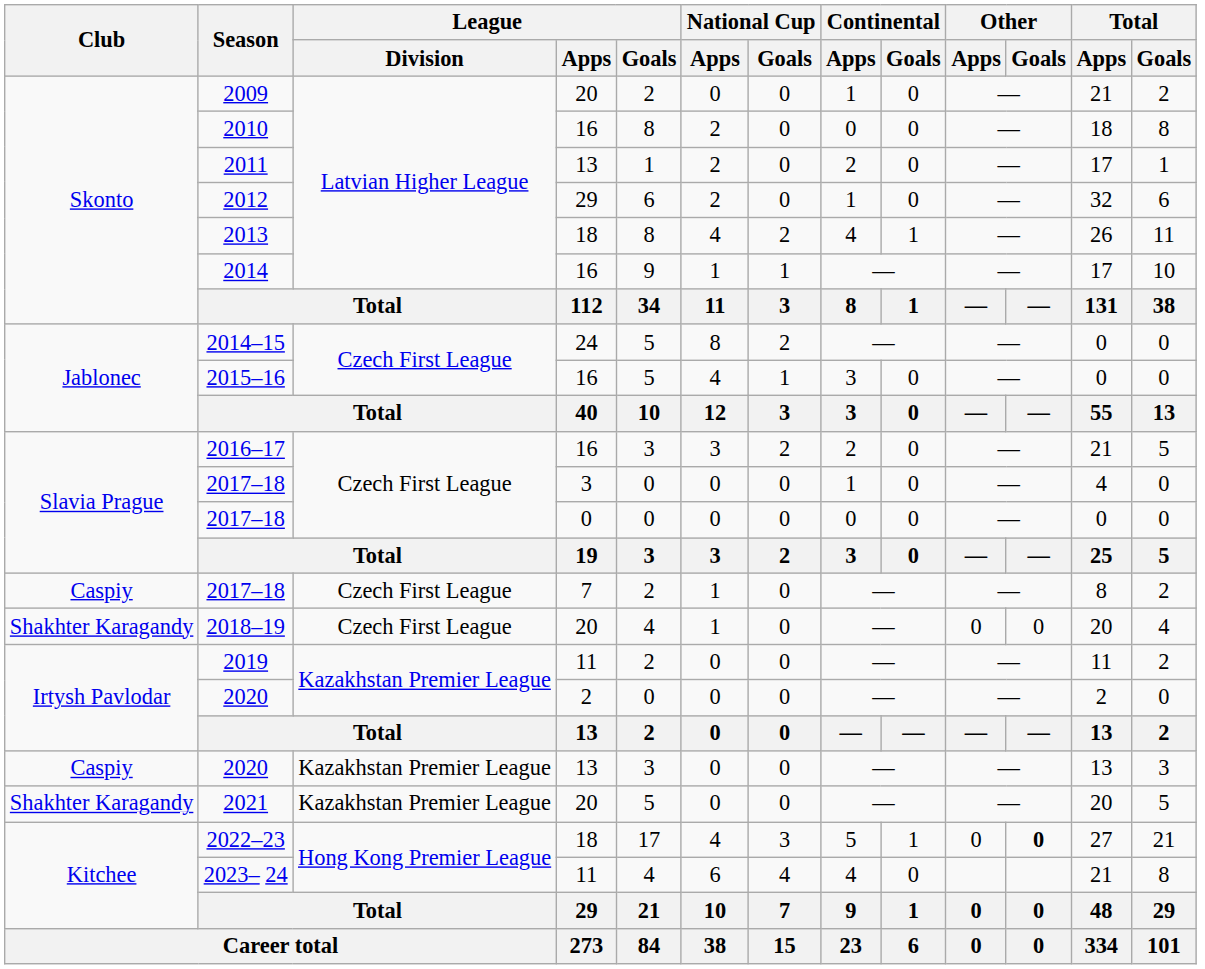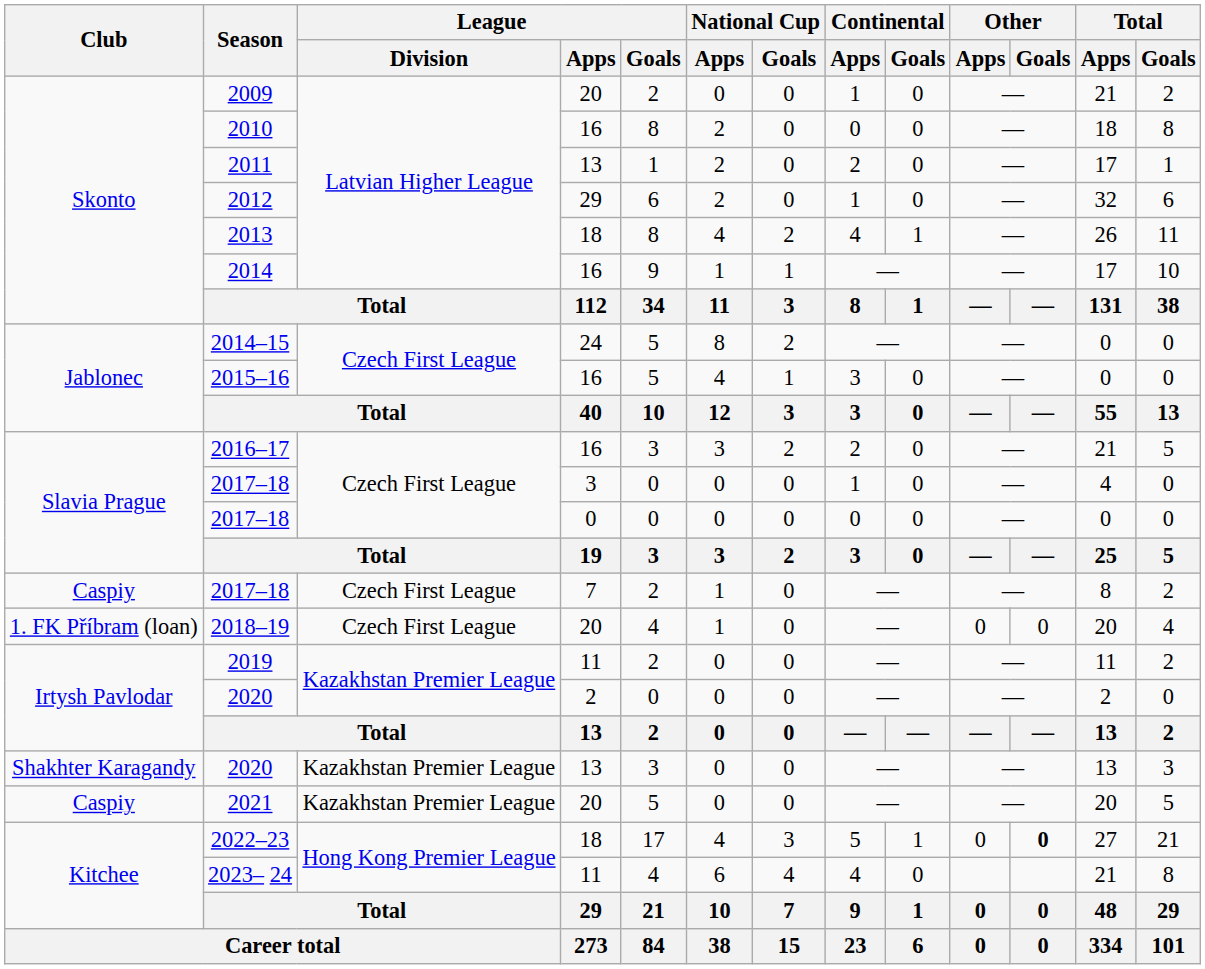(102, 626) Shakhter Karagandy -> (104, 626) 1. FK Příbram (loan)
(102, 768) Caspiy -> (104, 768) Shakhter Karagandy
(102, 803) Shakhter Karagandy -> (104, 803) Caspiy
